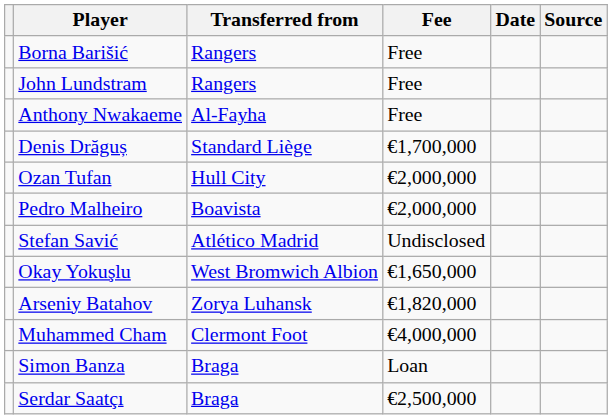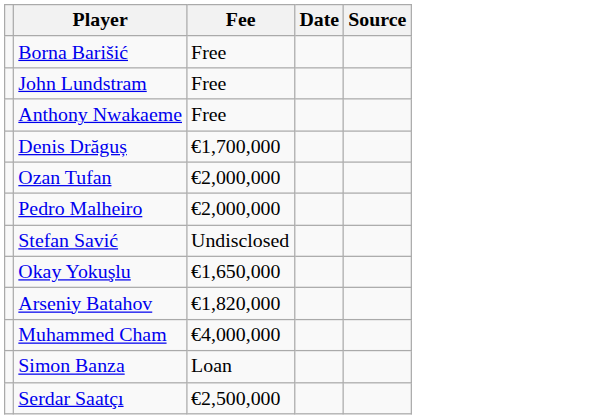- column: (285, 20)
